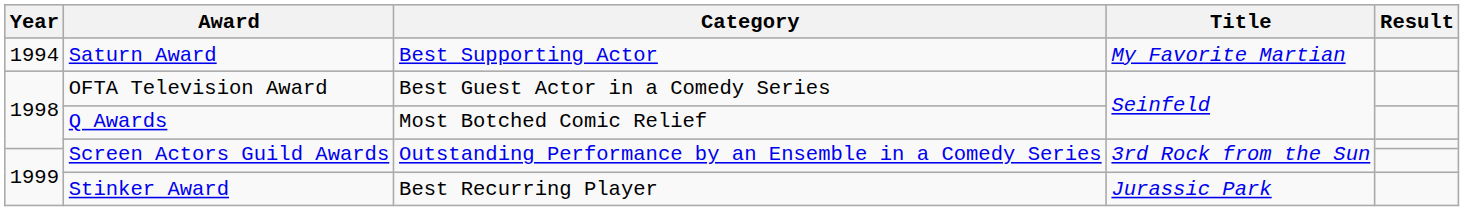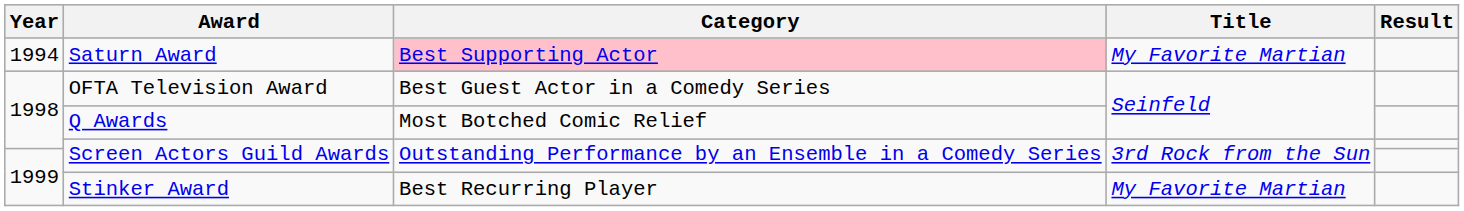(528, 55) no background -> (528, 55) pink background
(1192, 189) Jurassic Park -> (1229, 189) My Favorite Martian
